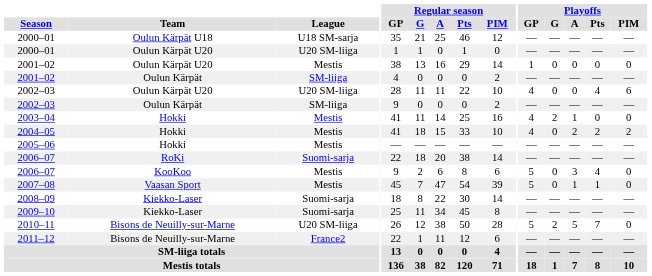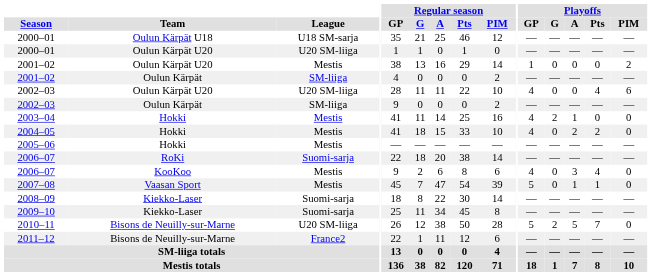(629, 64) 0 -> (629, 64) 2
(629, 131) 2 -> (629, 131) 0
(531, 171) 5 -> (531, 171) 4
